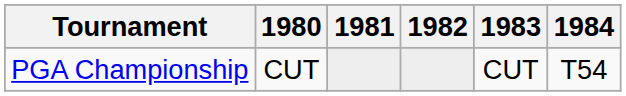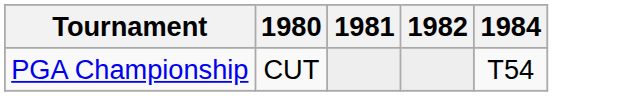- column: (511, 27)
